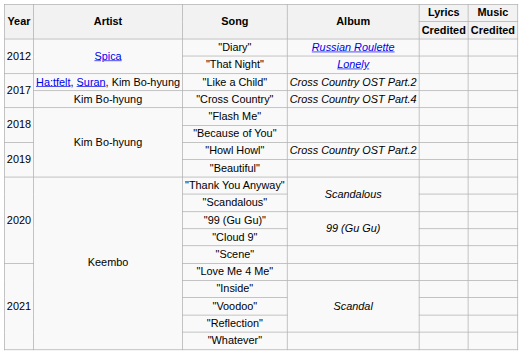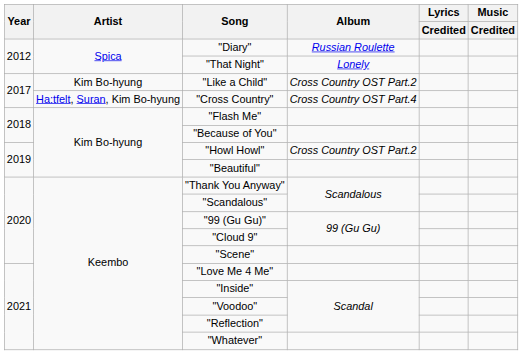(108, 82) Ha:tfelt, Suran, Kim Bo-hyung -> (108, 82) Kim Bo-hyung
(108, 99) Kim Bo-hyung -> (108, 99) Ha:tfelt, Suran, Kim Bo-hyung
